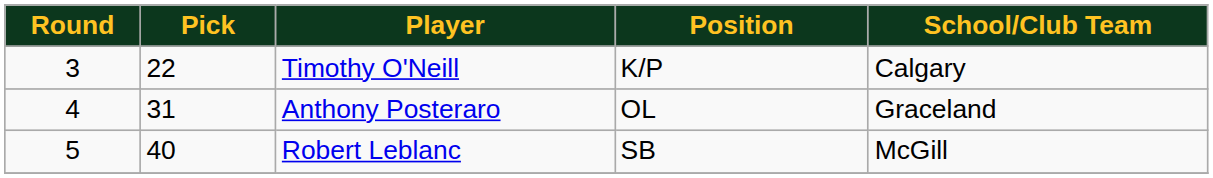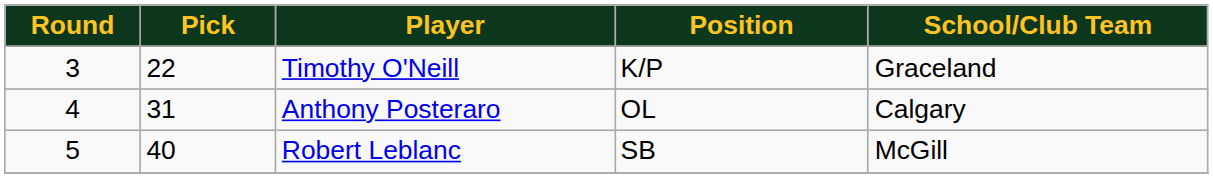(920, 67) Calgary -> (936, 67) Graceland
(936, 109) Graceland -> (920, 109) Calgary
